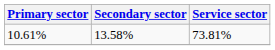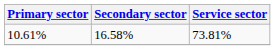(114, 34) 13.58% -> (114, 34) 16.58%
